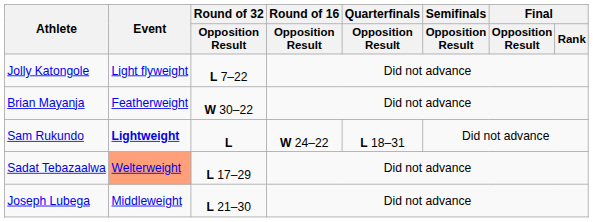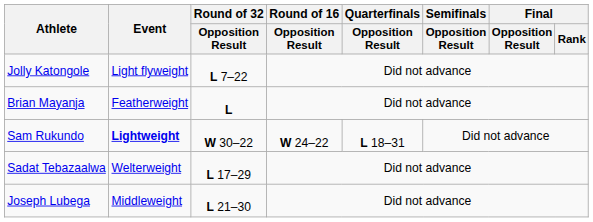(229, 110) W 30–22 -> (229, 110) L
(229, 143) L -> (229, 143) W 30–22
(146, 168) lightsalmon background -> (146, 168) no background
